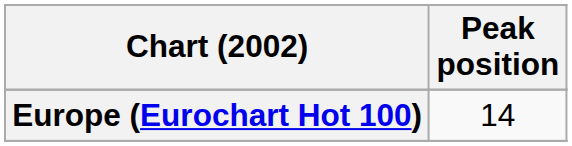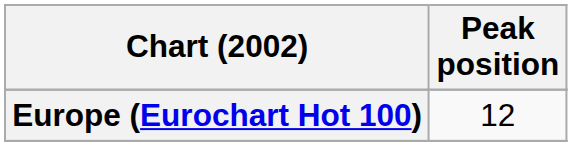(498, 114) 14 -> (498, 114) 12
